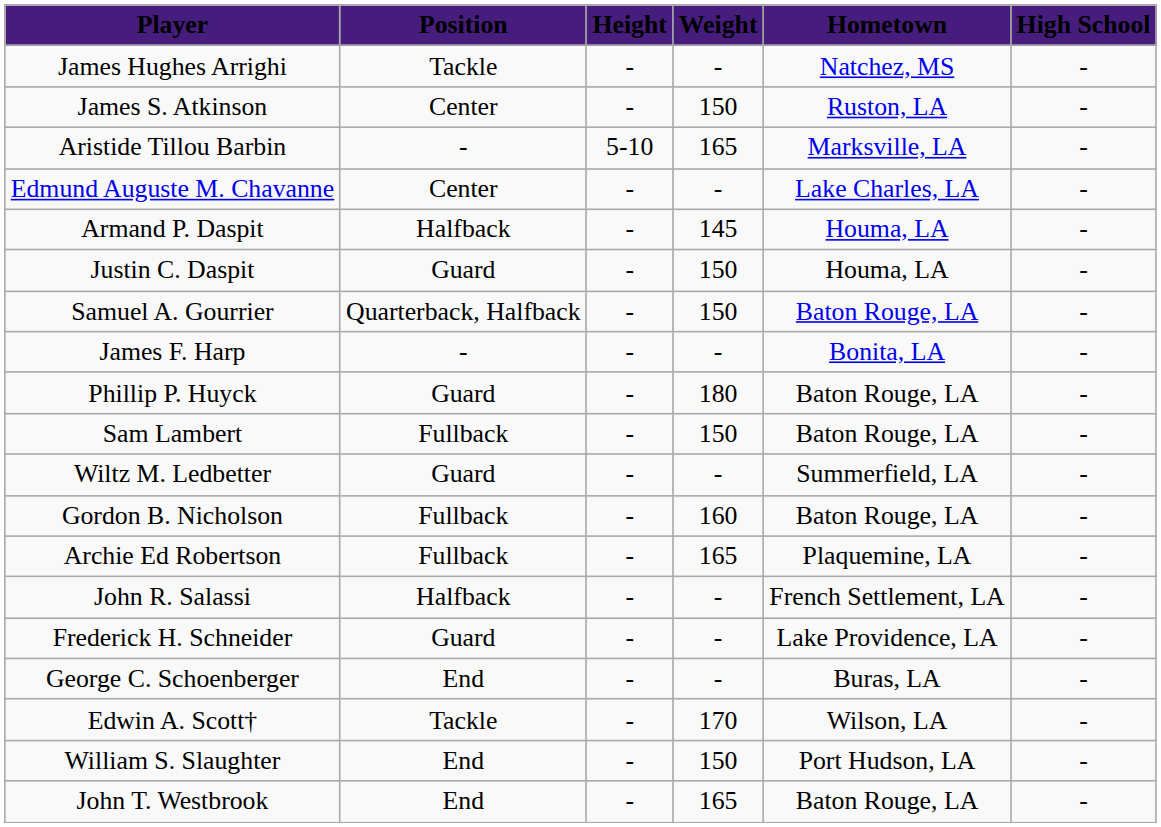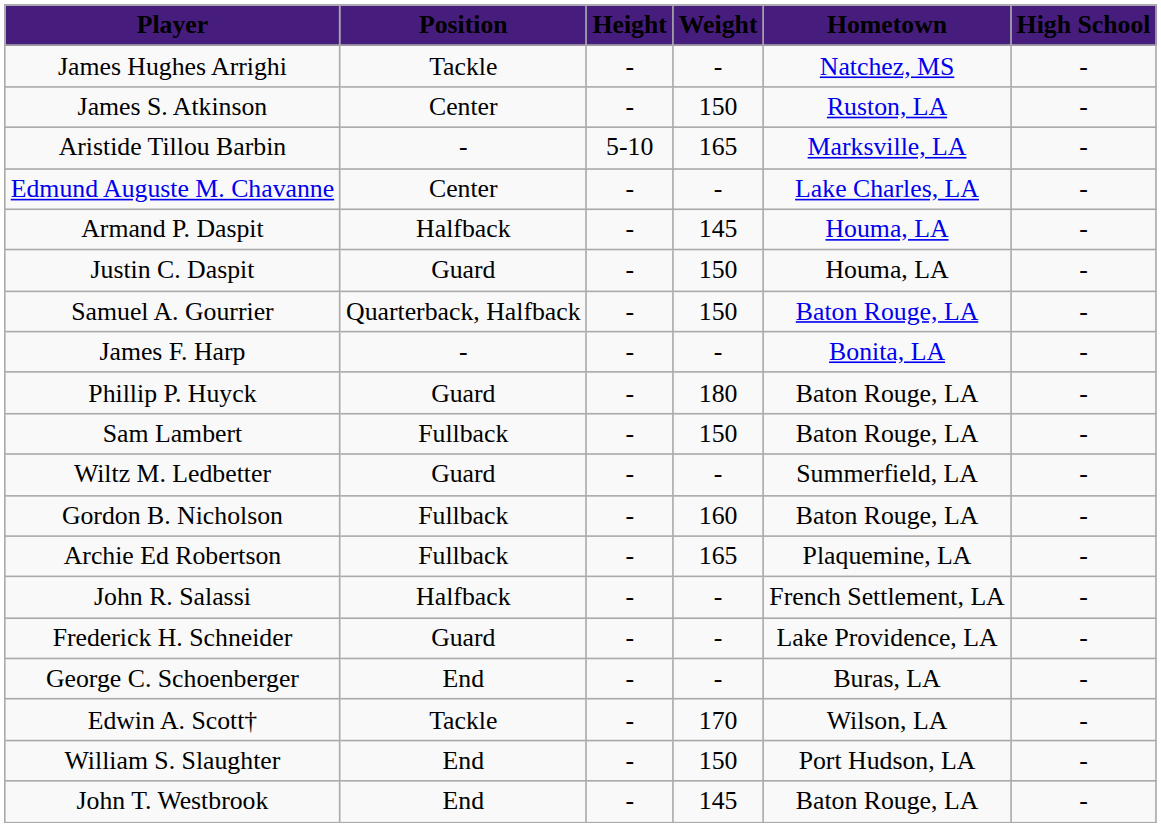(718, 801) 165 -> (718, 801) 145
